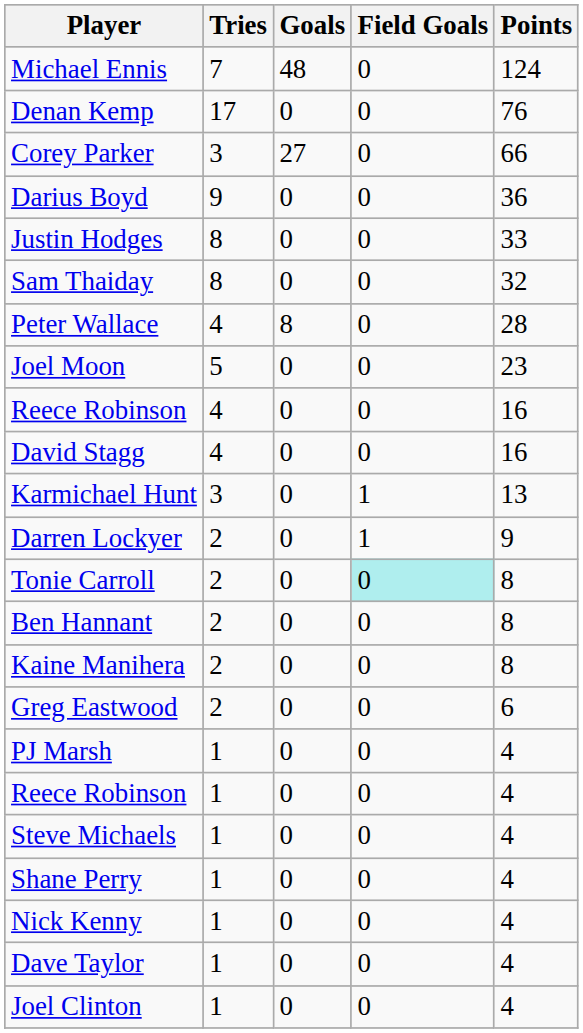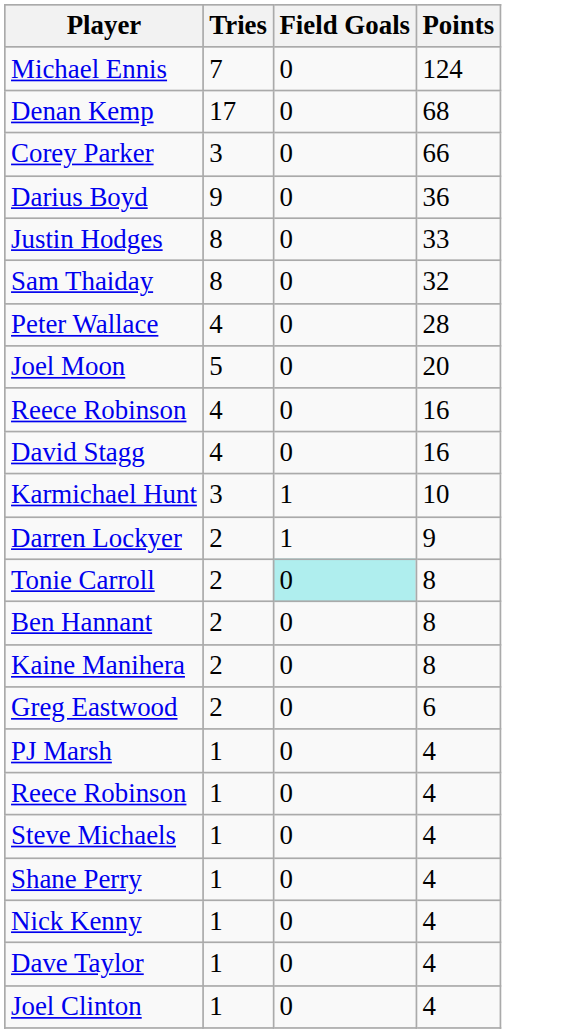- column: (312, 25)
(514, 111) 76 -> (436, 111) 68
(514, 366) 23 -> (436, 366) 20
(514, 494) 13 -> (436, 494) 10
